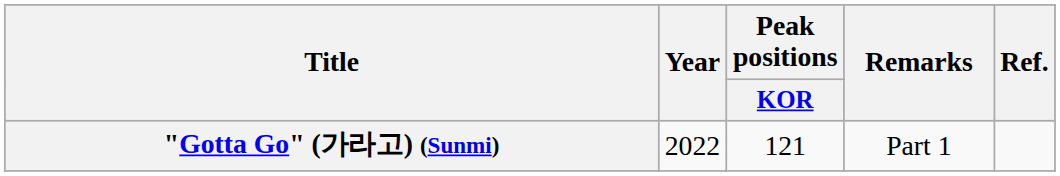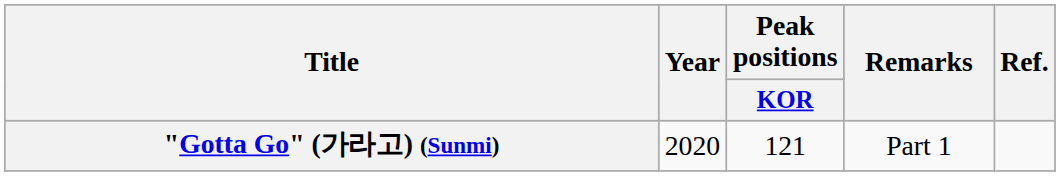(692, 145) 2022 -> (692, 145) 2020
